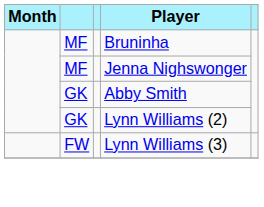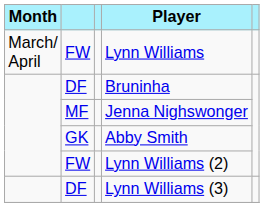+ row: (155, 52)
(76, 42) MF -> (76, 86) DF
(76, 119) GK -> (78, 163) FW
(77, 145) FW -> (76, 189) DF
